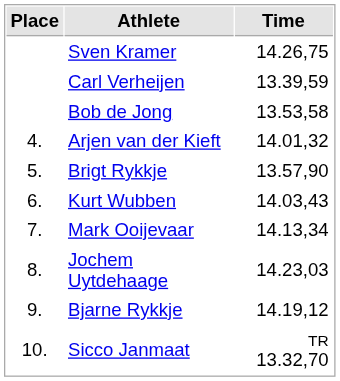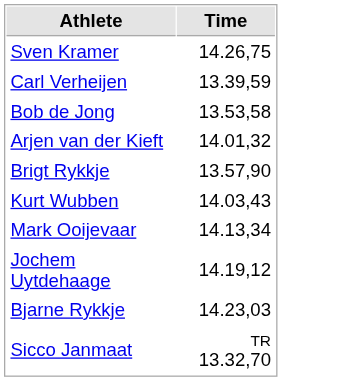- column: (35, 21)
(292, 270) 14.23,03 -> (235, 270) 14.19,12
(292, 310) 14.19,12 -> (235, 310) 14.23,03
